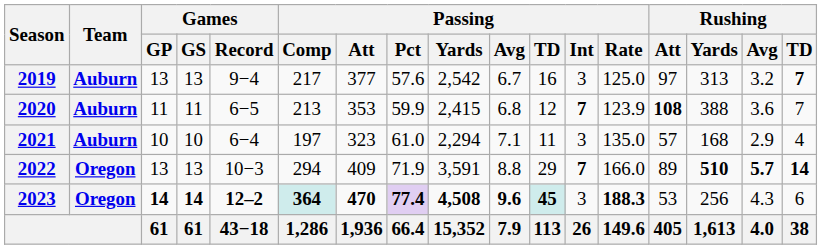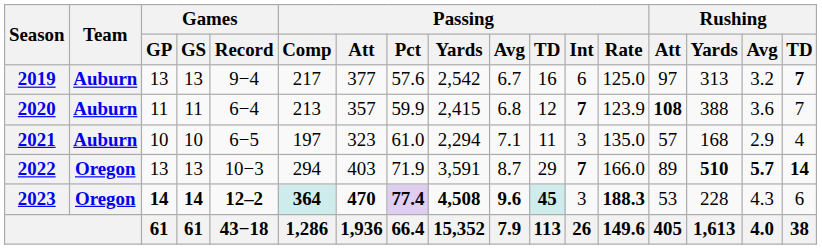(582, 79) 3 -> (582, 79) 6
(244, 109) 6−5 -> (244, 109) 6−4
(361, 109) 353 -> (361, 109) 357
(244, 139) 6−4 -> (244, 139) 6−5
(361, 169) 409 -> (361, 169) 403
(509, 169) 8.8 -> (509, 169) 8.7
(714, 199) 256 -> (714, 199) 228
